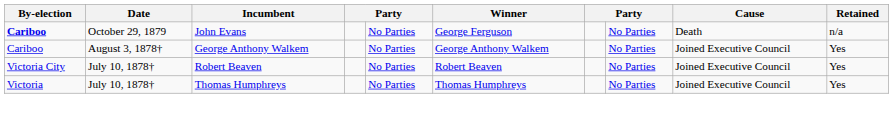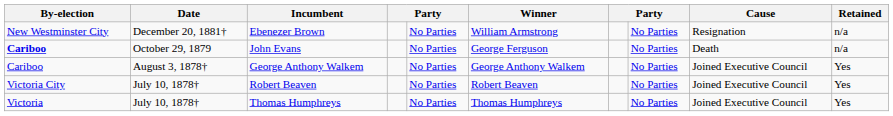+ row: (287, 31)
